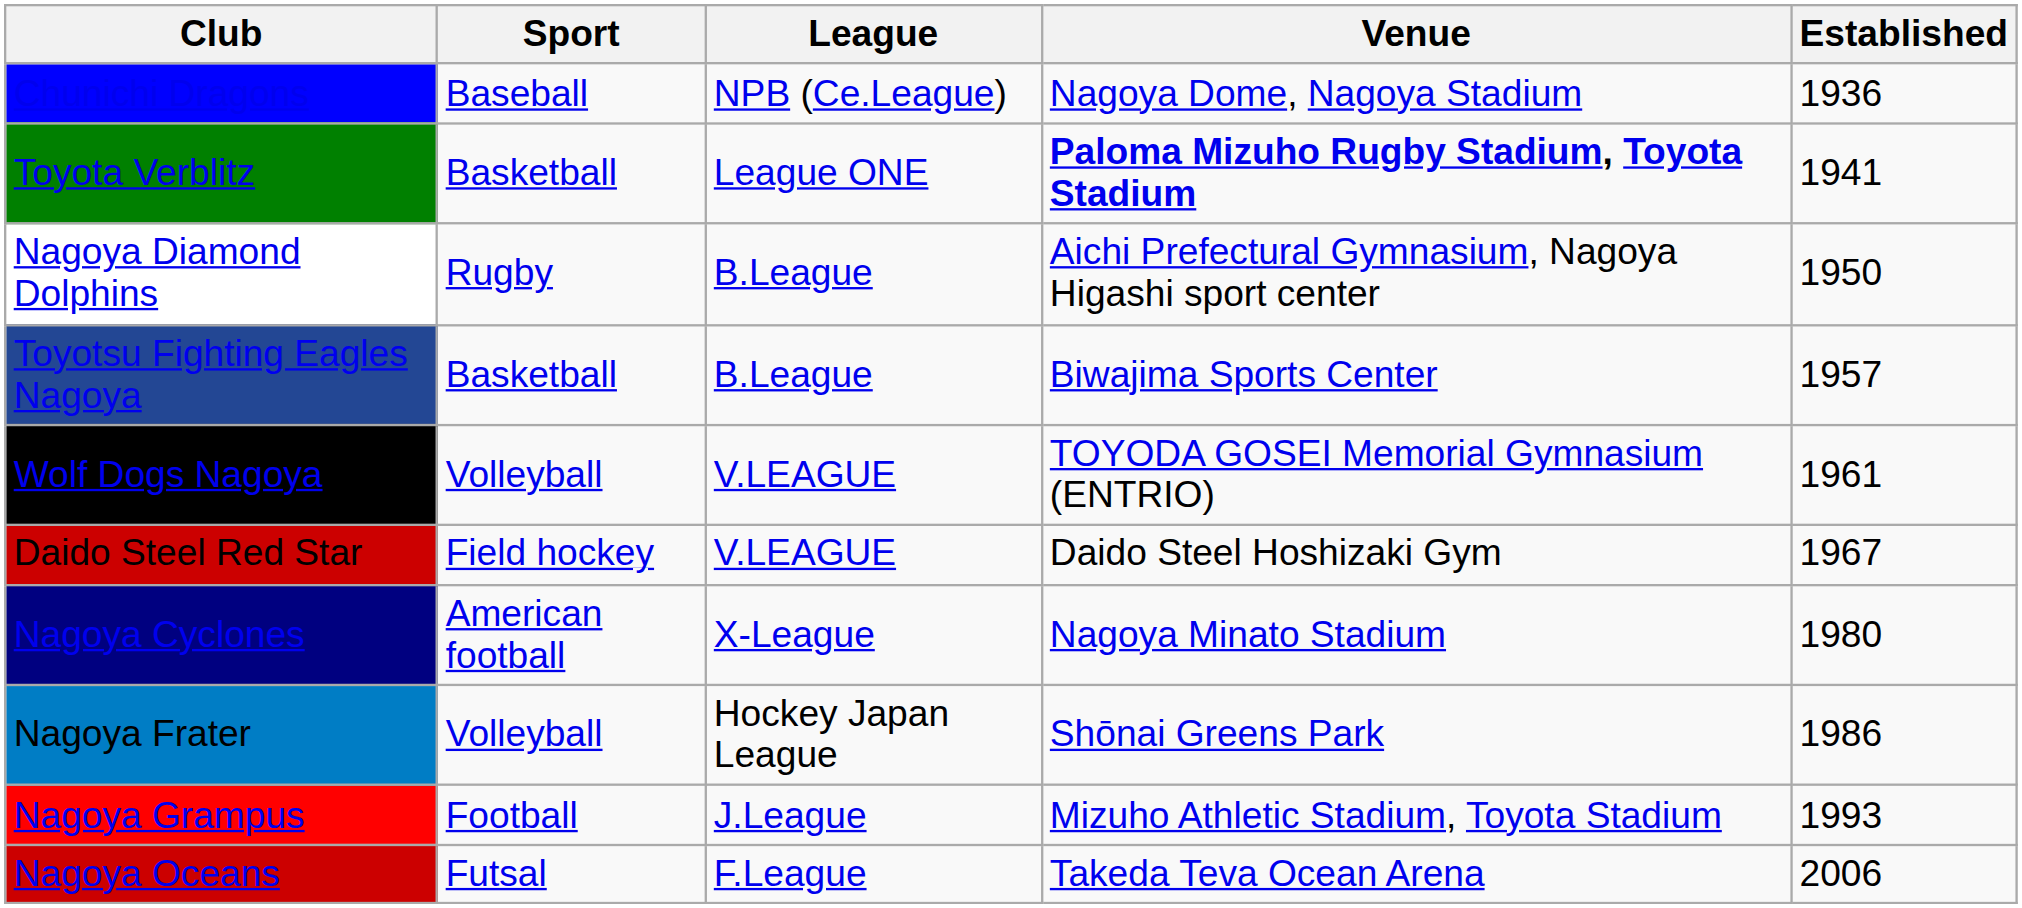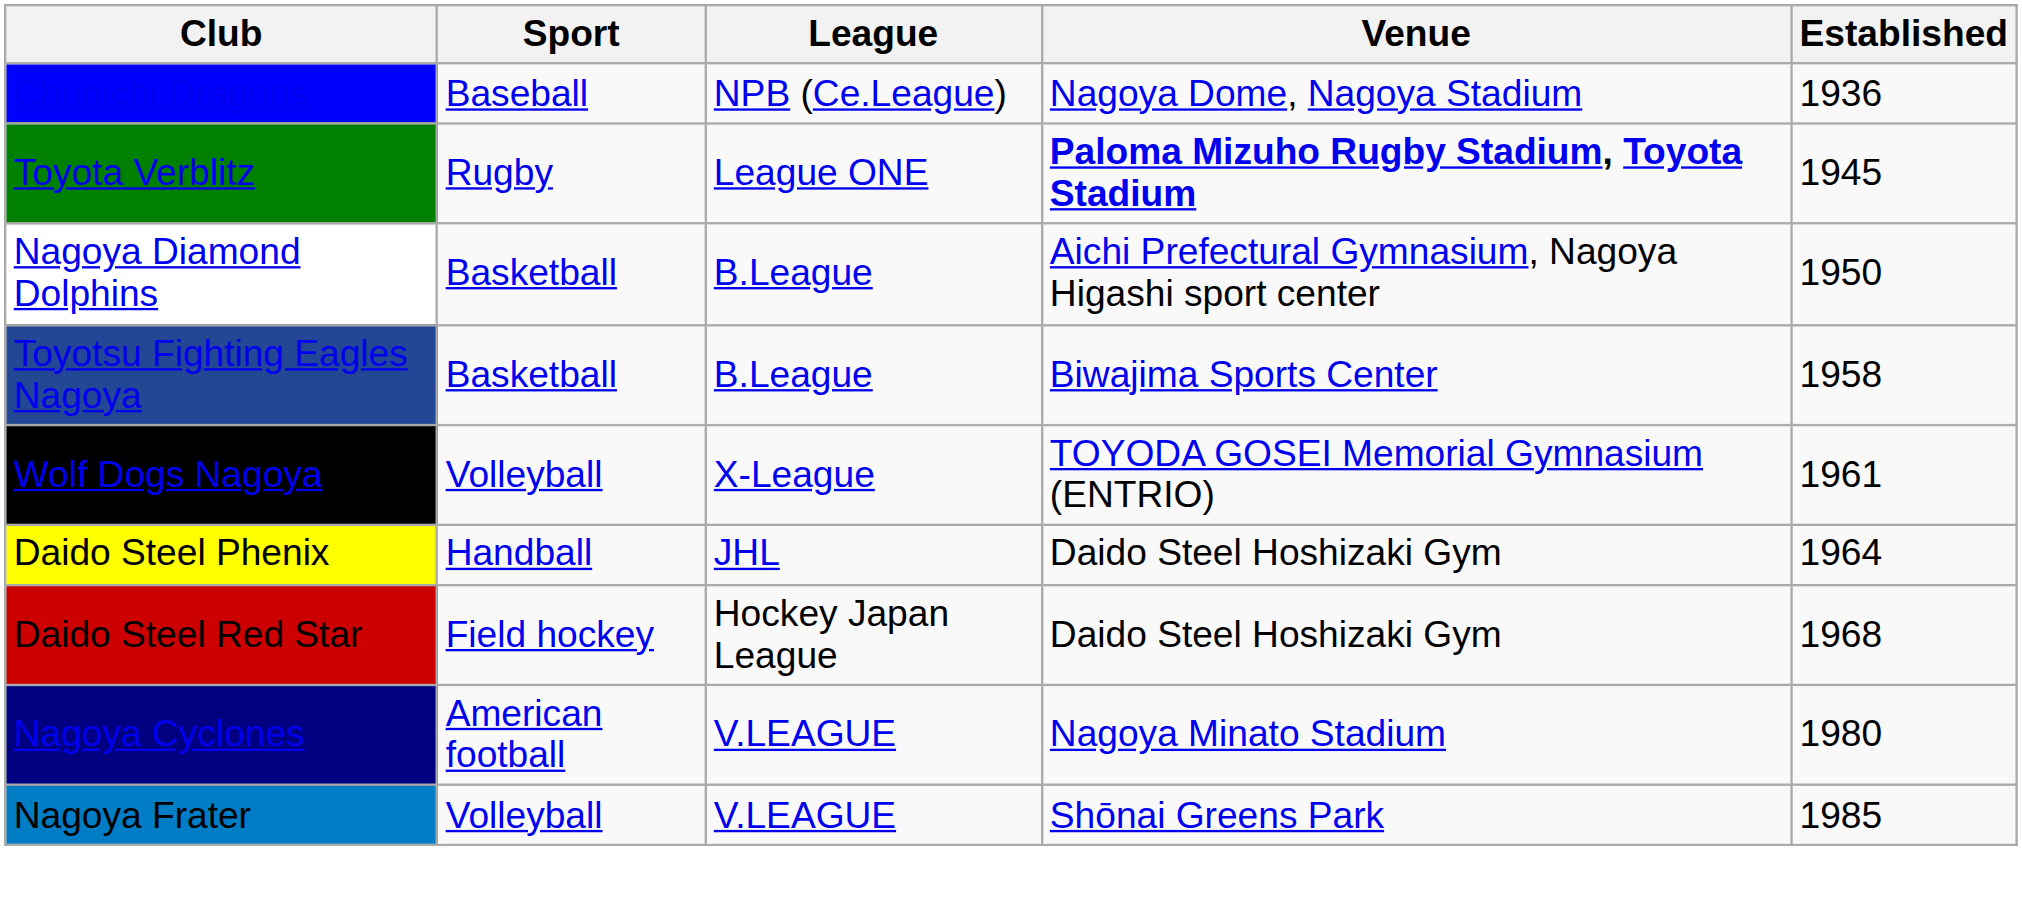(531, 172) Basketball -> (499, 172) Rugby
(1841, 172) 1941 -> (1841, 172) 1945
(499, 273) Rugby -> (531, 273) Basketball
(1841, 373) 1957 -> (1841, 373) 1958
(805, 474) V.LEAGUE -> (794, 474) X-League
+ row: (172, 554)
(805, 554) V.LEAGUE -> (831, 633) Hockey Japan League
(1841, 554) 1967 -> (1841, 633) 1968
(794, 633) X-League -> (805, 734) V.LEAGUE
(831, 734) Hockey Japan League -> (805, 814) V.LEAGUE
(1841, 734) 1986 -> (1841, 814) 1985
- row: (159, 814)
- row: (147, 873)
